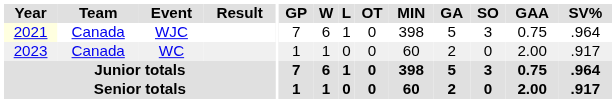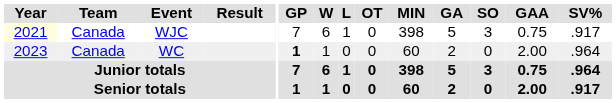(585, 32) .964 -> (585, 32) .917
(296, 51) normal -> (296, 51) bold
(585, 51) .917 -> (585, 51) .964
